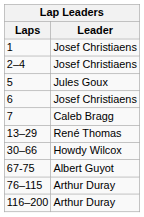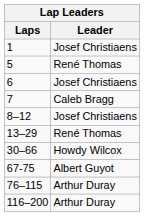- row: (16, 64)
(81, 82) Jules Goux -> (87, 64) René Thomas
+ row: (19, 116)
